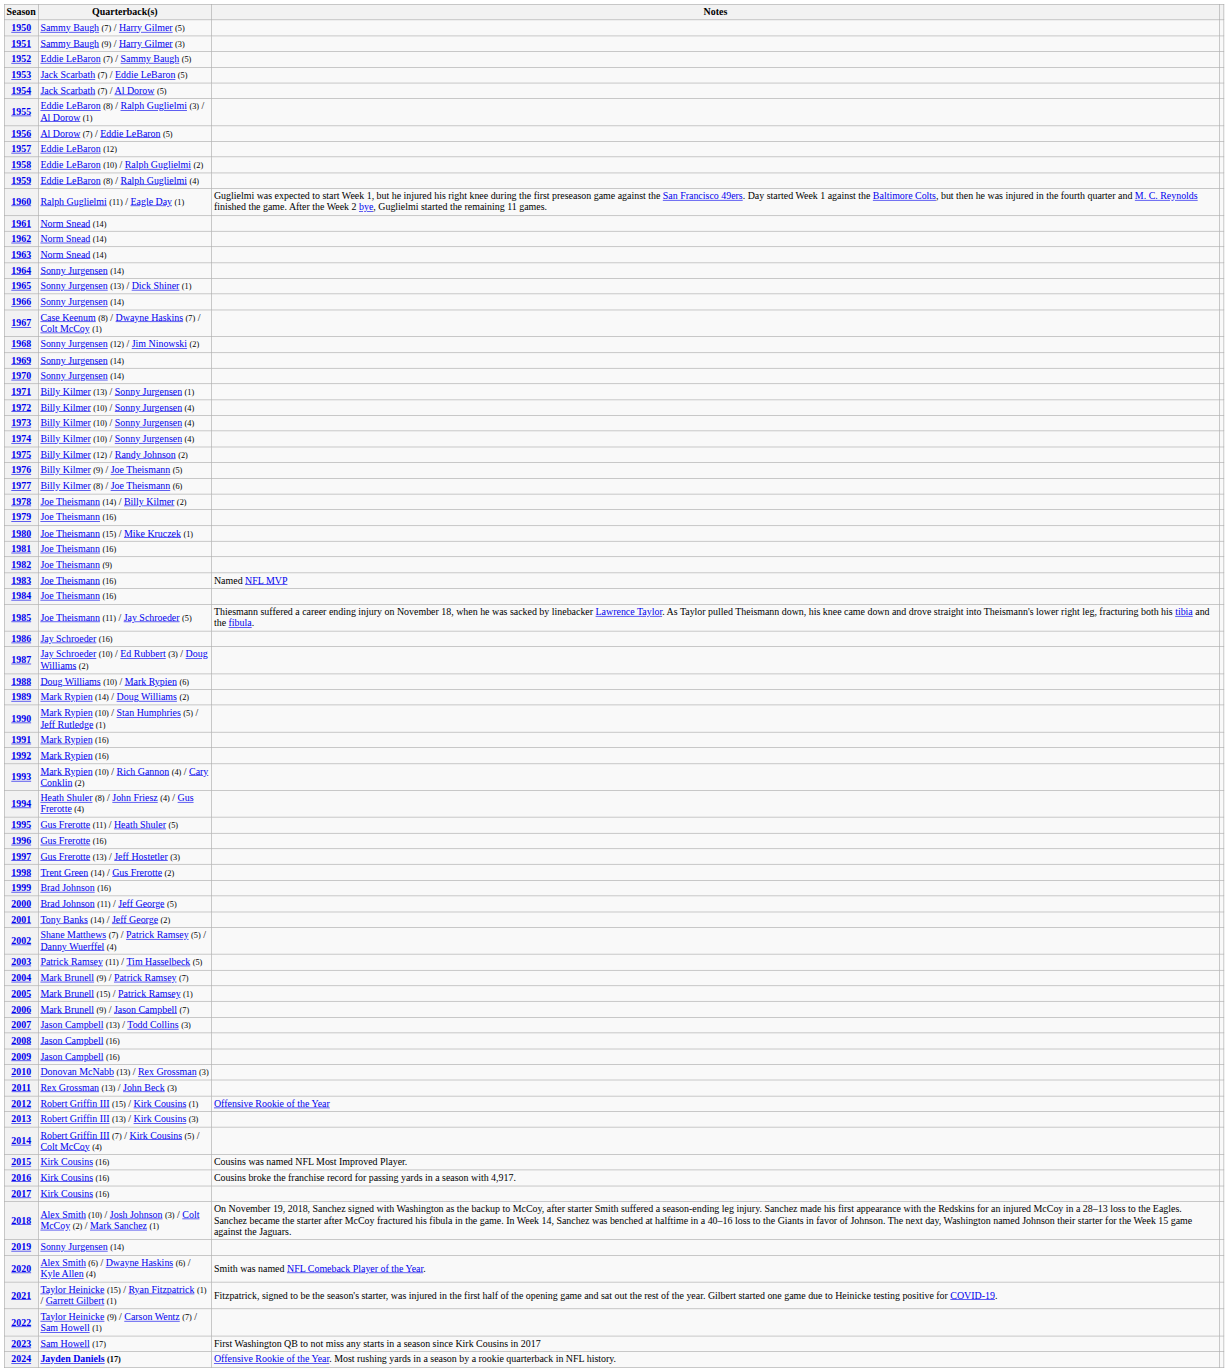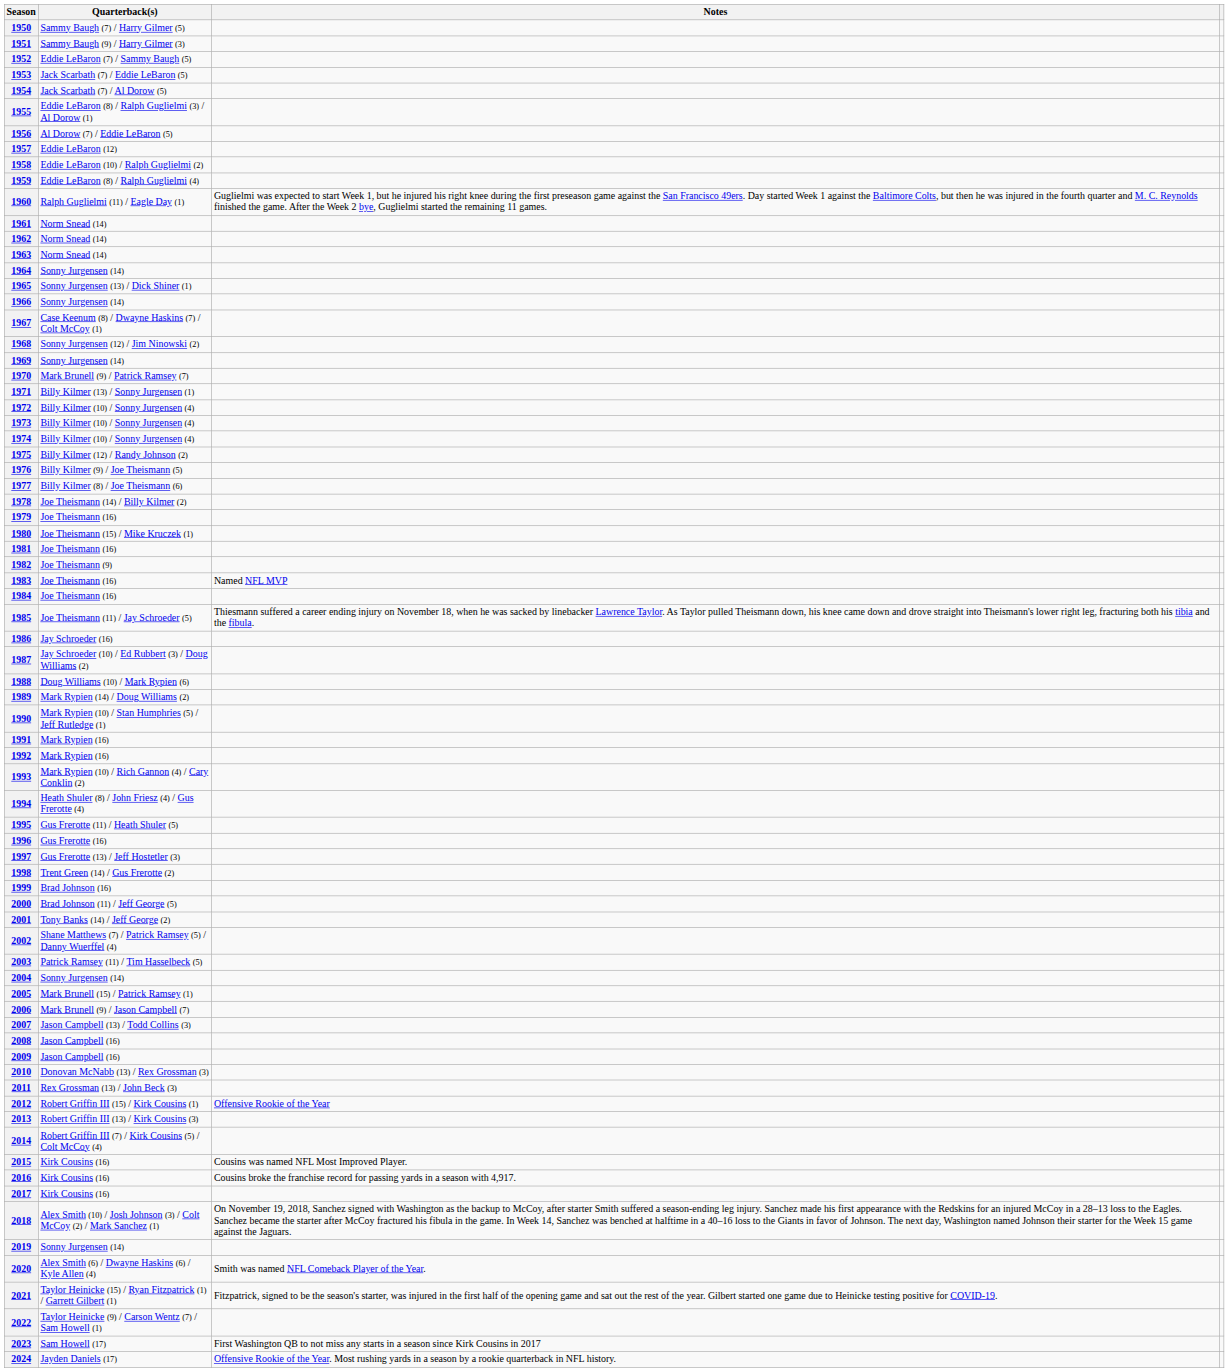(82, 376) Sonny Jurgensen (14) -> (115, 376) Mark Brunell (9) / Patrick Ramsey (7)
(115, 978) Mark Brunell (9) / Patrick Ramsey (7) -> (82, 978) Sonny Jurgensen (14)
(81, 1359) bold -> (79, 1359) normal
